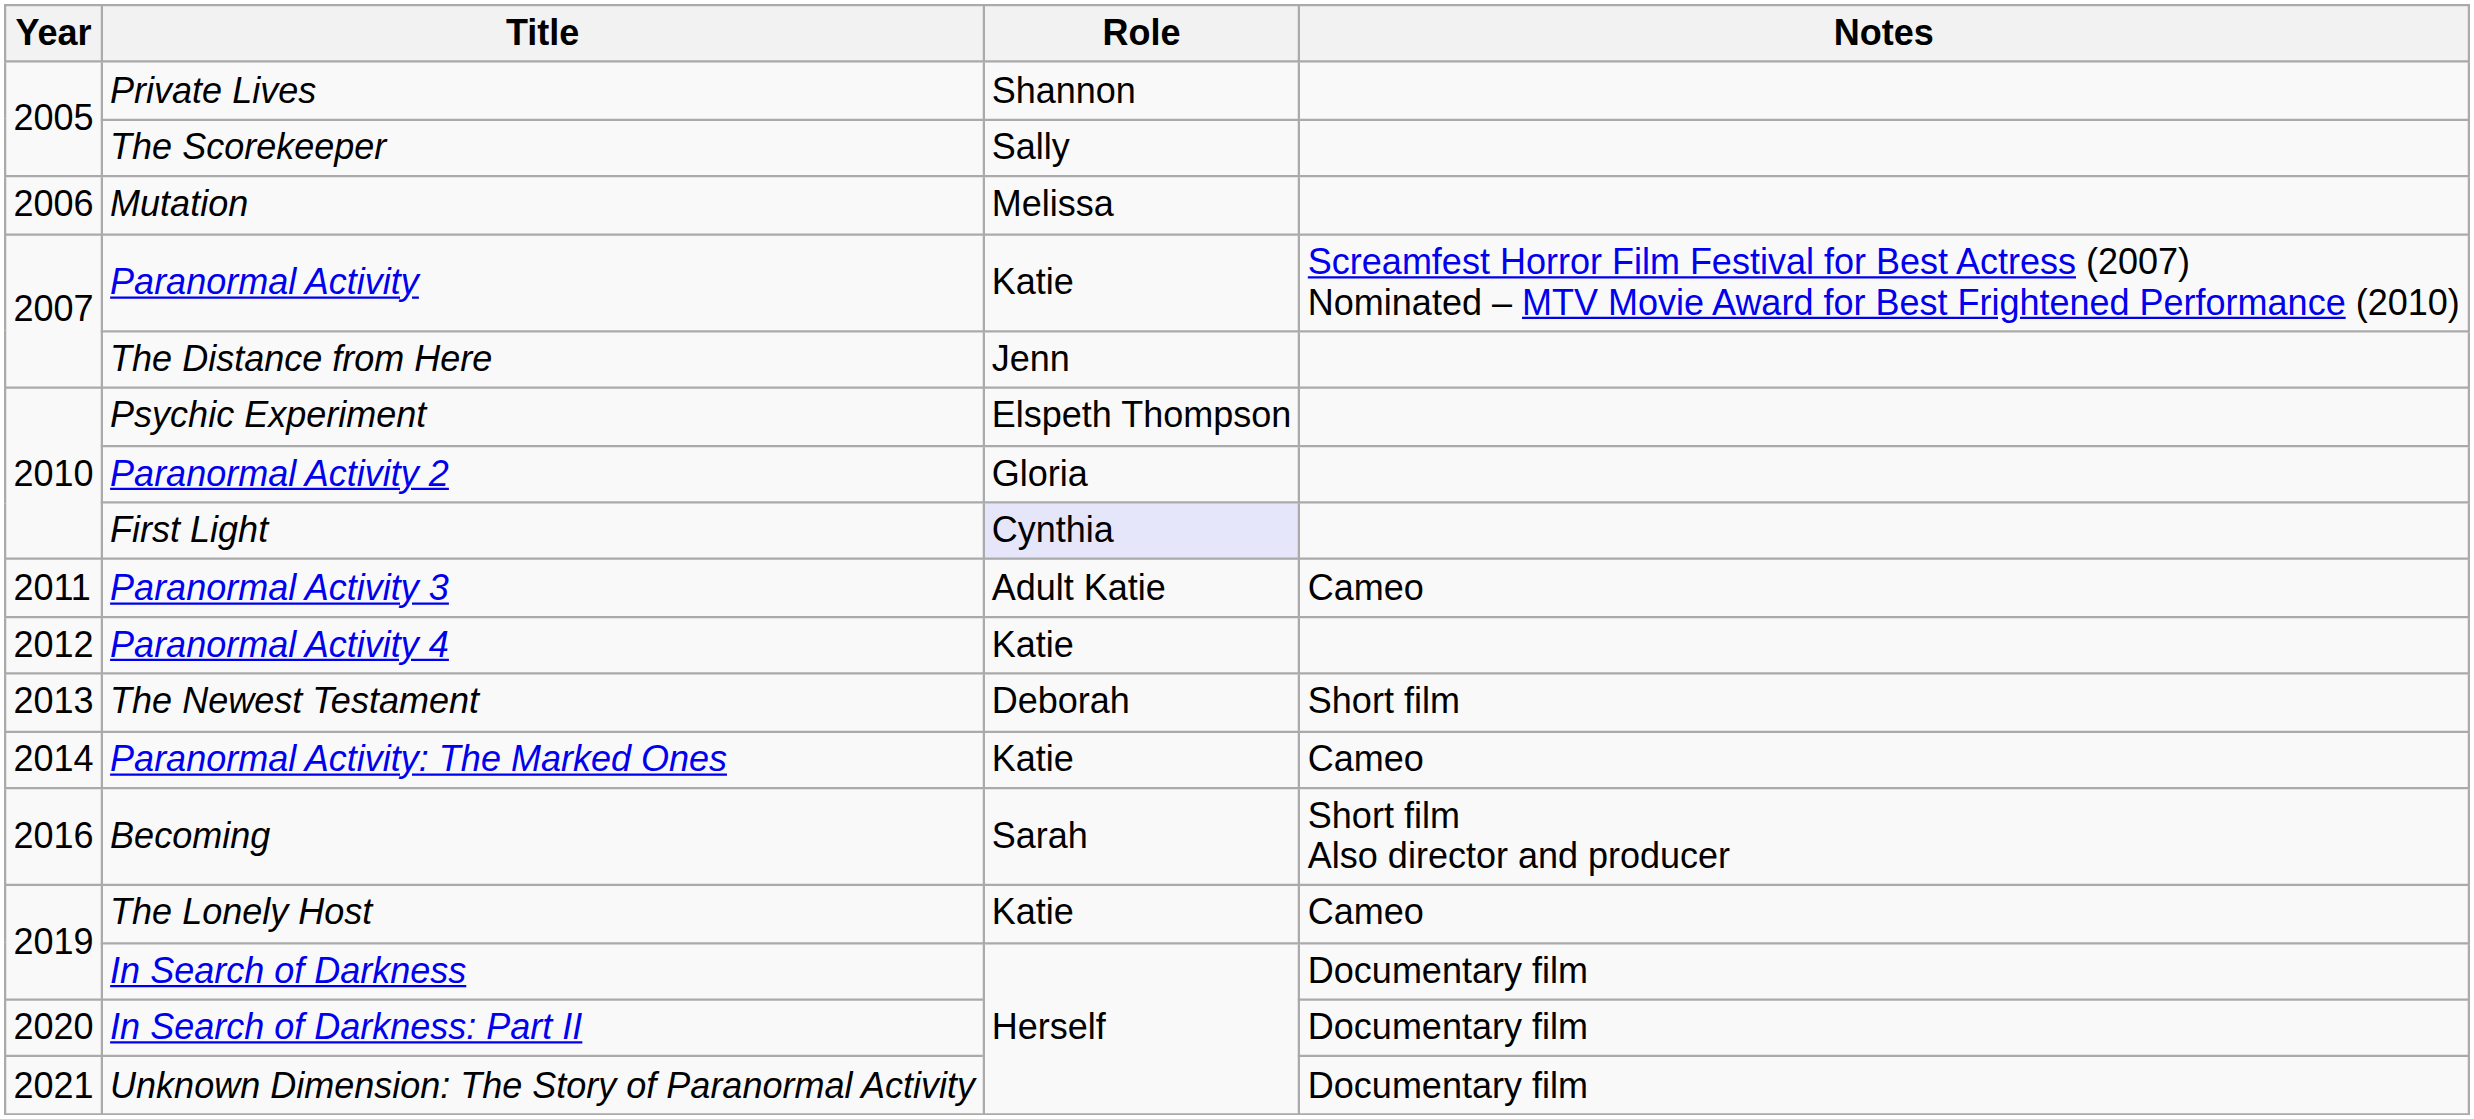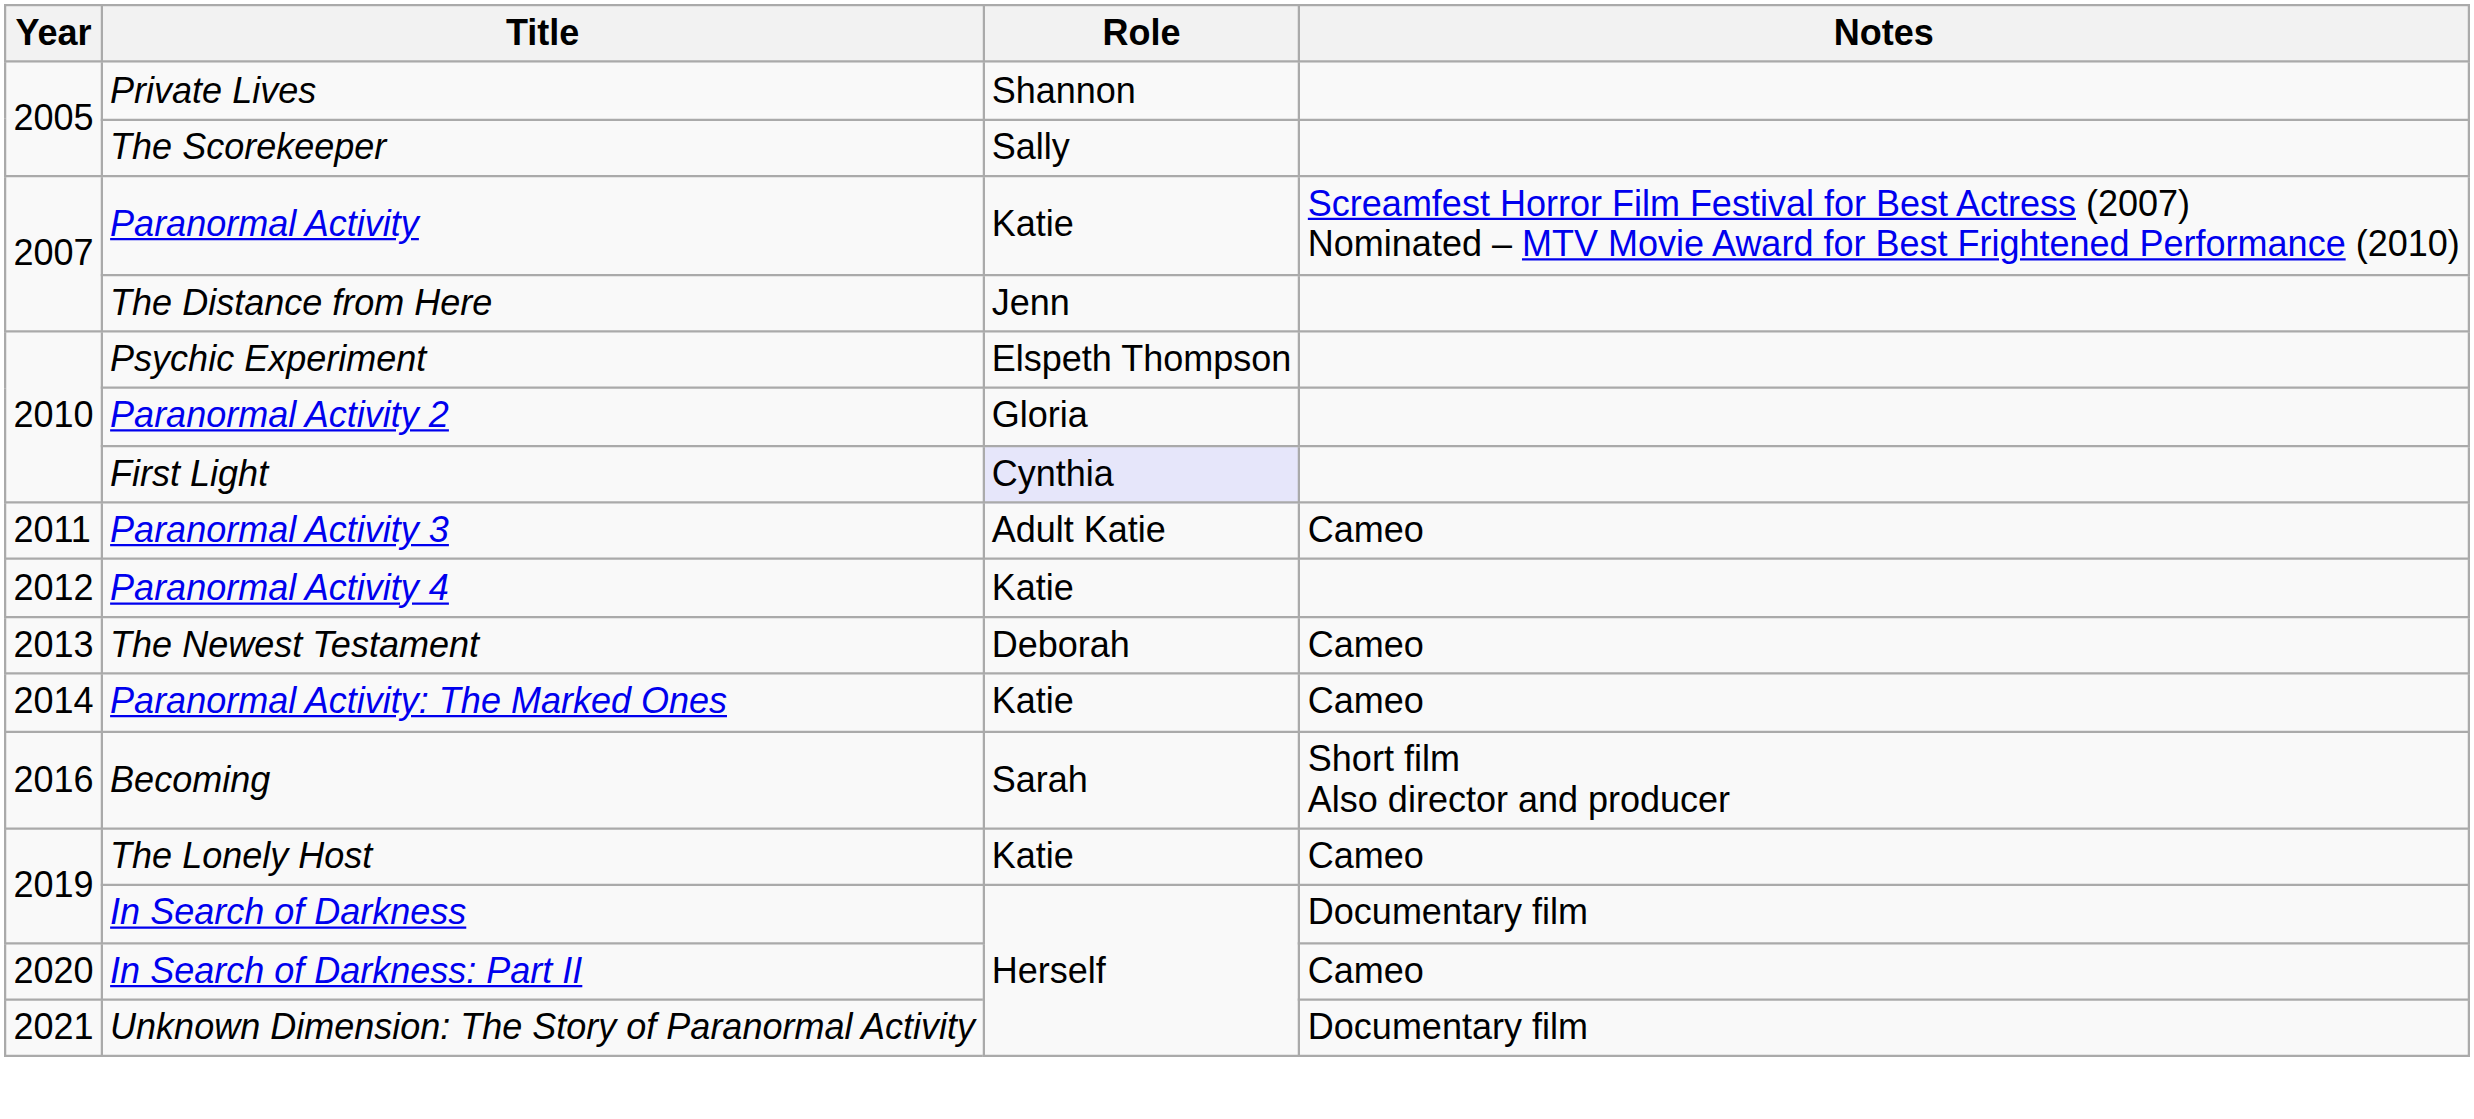- row: (179, 204)
(1384, 701) Short film -> (1366, 644) Cameo
(1448, 1027) Documentary film -> (1366, 970) Cameo
